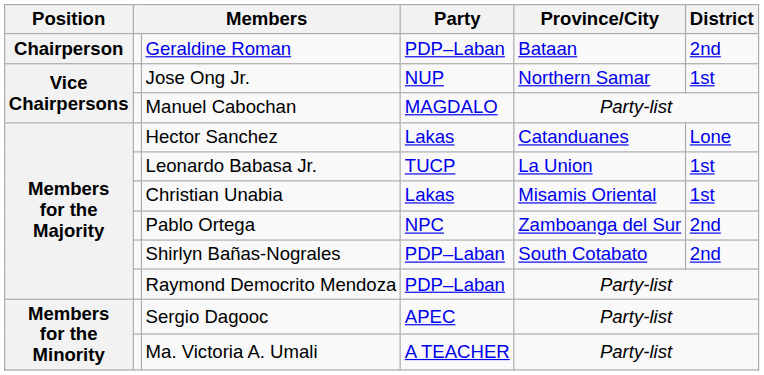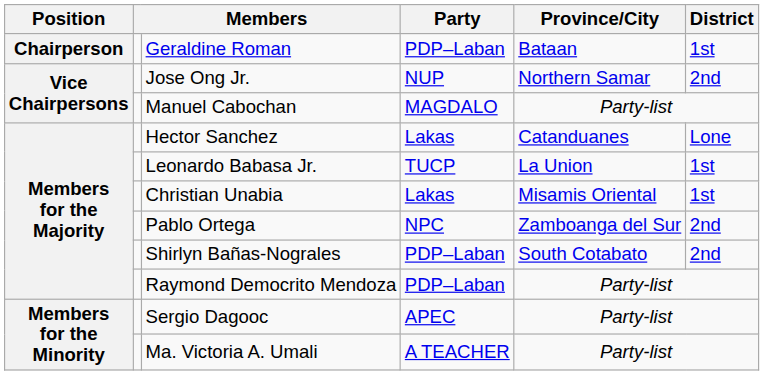(705, 48) 2nd -> (702, 48) 1st
(702, 78) 1st -> (705, 78) 2nd
